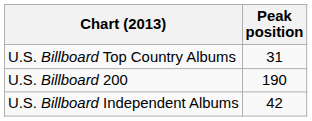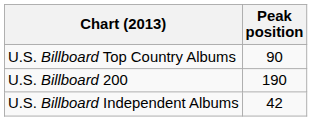(274, 56) 31 -> (274, 56) 90
